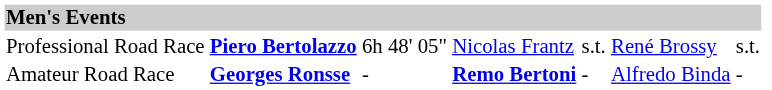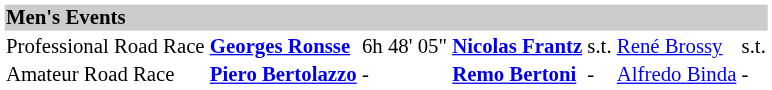(283, 46) Piero Bertolazzo -> (280, 46) Georges Ronsse
(513, 46) normal -> (517, 46) bold
(280, 74) Georges Ronsse -> (283, 74) Piero Bertolazzo
